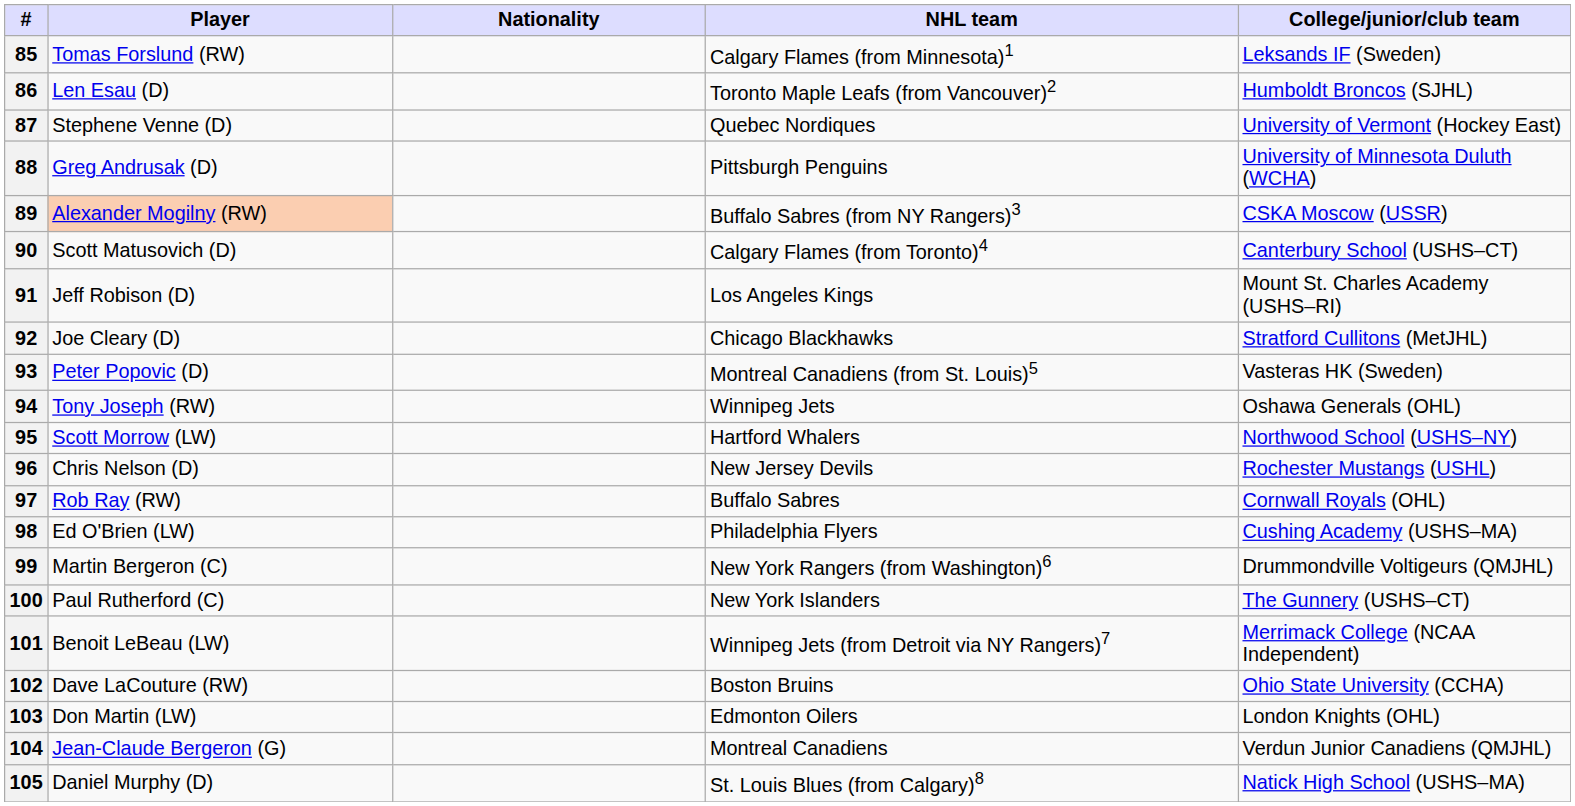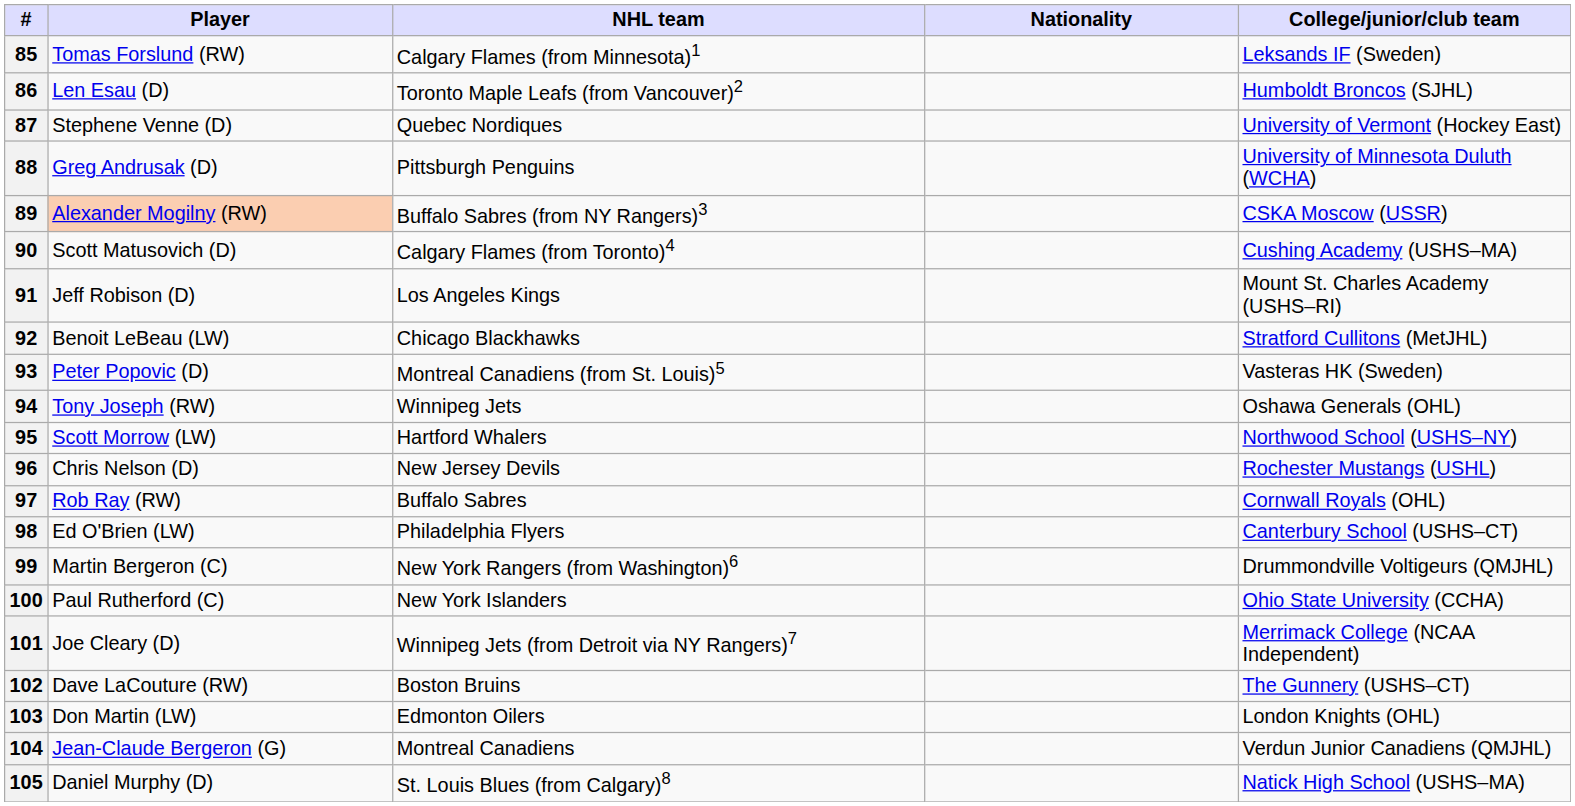columns swapped: (549, 20) <-> (972, 20)
(1380, 250) Canterbury School (USHS–CT) -> (1380, 250) Cushing Academy (USHS–MA)
(116, 338) Joe Cleary (D) -> (141, 338) Benoit LeBeau (LW)
(1380, 532) Cushing Academy (USHS–MA) -> (1380, 532) Canterbury School (USHS–CT)
(1356, 600) The Gunnery (USHS–CT) -> (1373, 600) Ohio State University (CCHA)
(141, 643) Benoit LeBeau (LW) -> (116, 643) Joe Cleary (D)
(1373, 685) Ohio State University (CCHA) -> (1356, 685) The Gunnery (USHS–CT)
